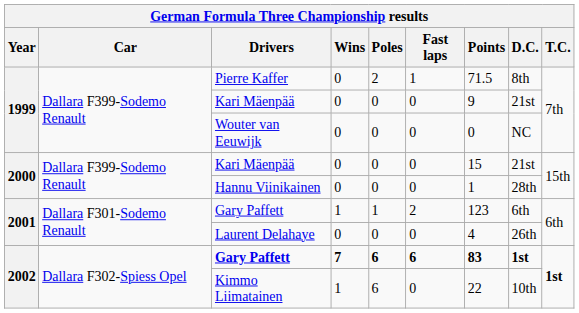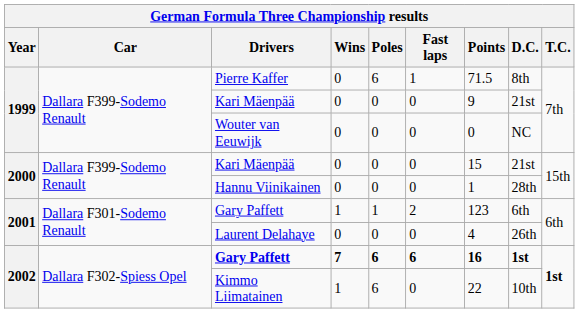(375, 78) 2 -> (375, 78) 6
(475, 256) 83 -> (475, 256) 16
